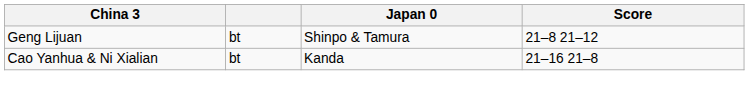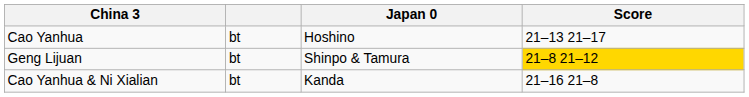+ row: (45, 37)
(562, 37) no background -> (562, 59) gold background
